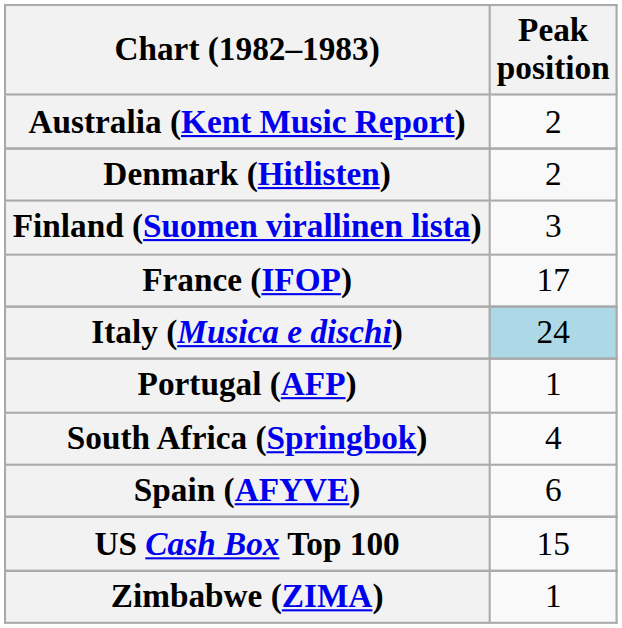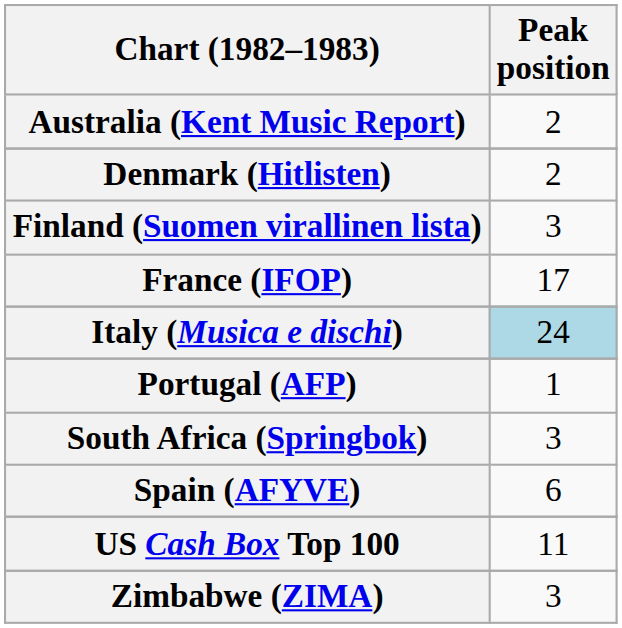(553, 437) 4 -> (553, 437) 3
(553, 543) 15 -> (553, 543) 11
(553, 596) 1 -> (553, 596) 3
